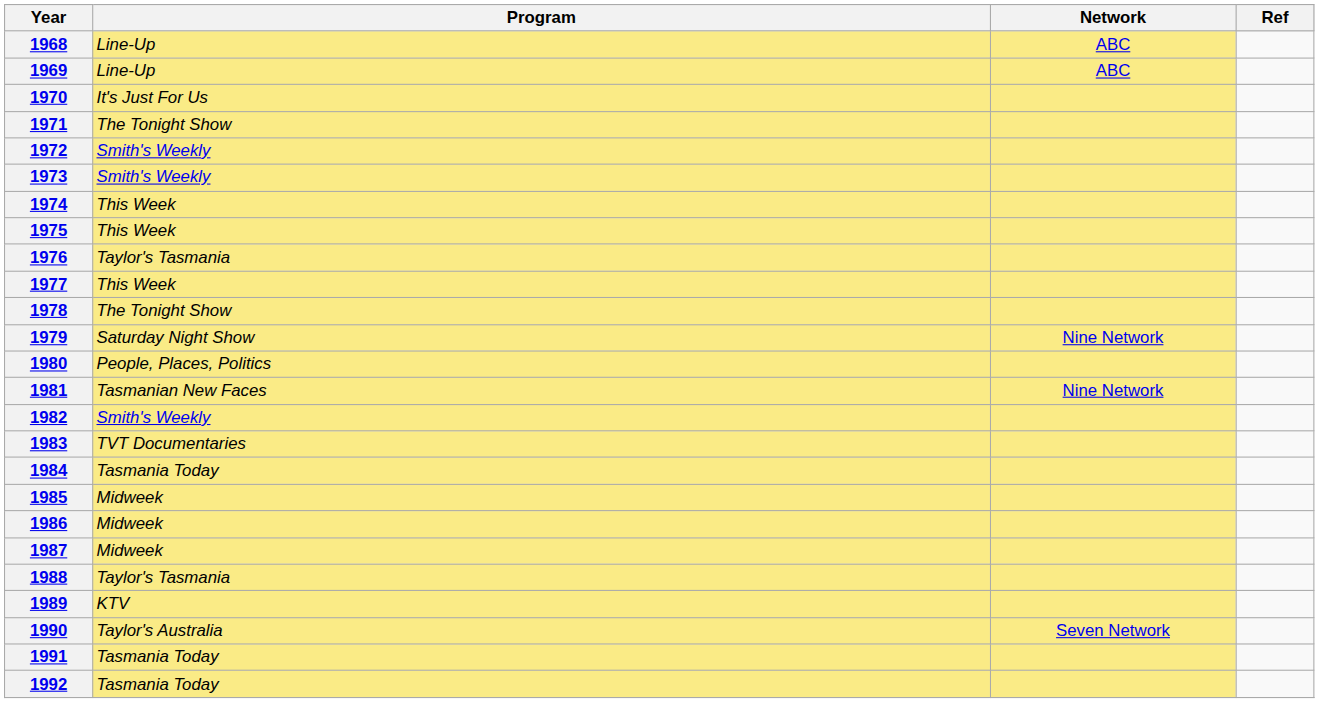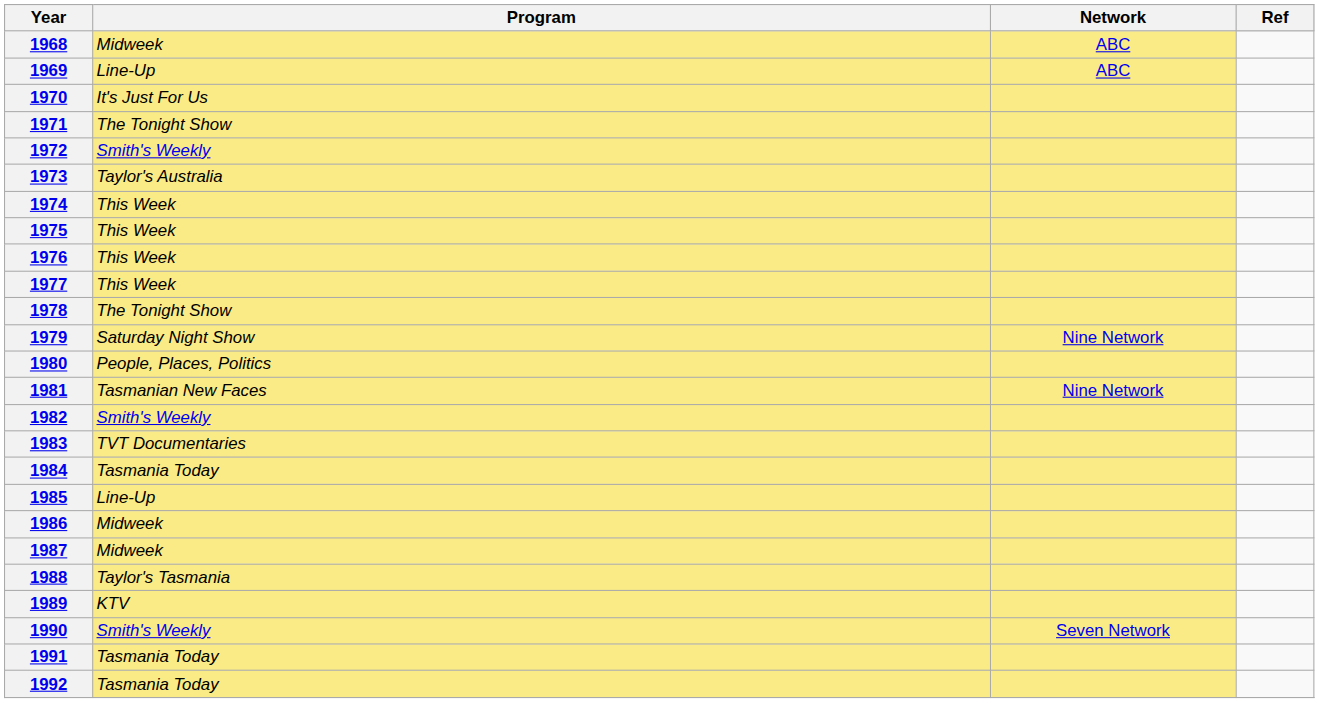(126, 44) Line-Up -> (130, 44) Midweek
(153, 177) Smith's Weekly -> (160, 177) Taylor's Australia
(163, 257) Taylor's Tasmania -> (136, 257) This Week
(130, 497) Midweek -> (126, 497) Line-Up
(160, 630) Taylor's Australia -> (153, 630) Smith's Weekly
